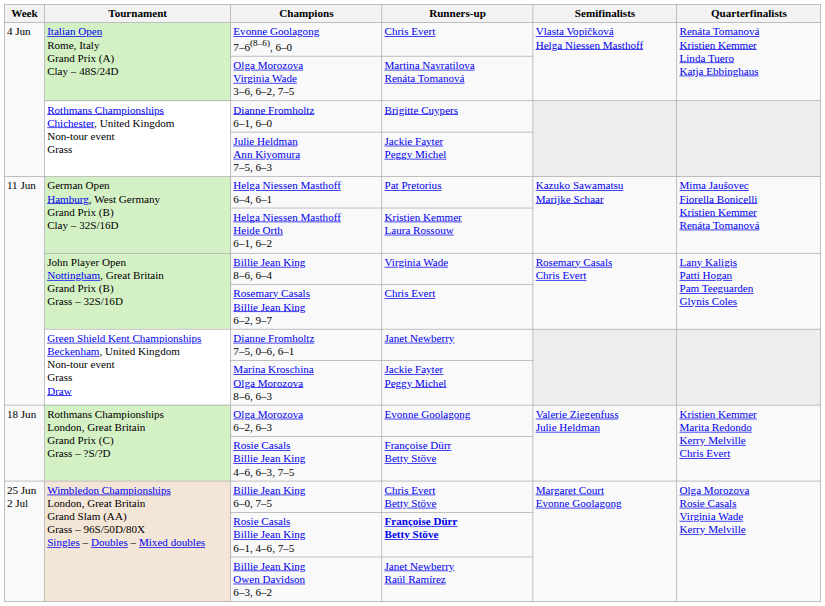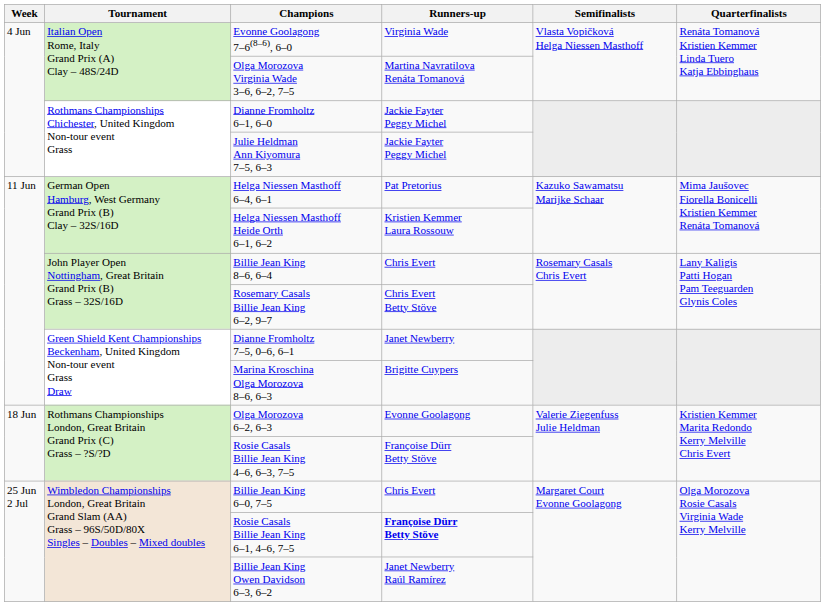(410, 32) Chris Evert -> (416, 32) Virginia Wade
(421, 110) Brigitte Cuypers -> (415, 116) Jackie Fayter Peggy Michel
(416, 262) Virginia Wade -> (410, 262) Chris Evert
(410, 293) Chris Evert -> (411, 300) Chris Evert Betty Stöve
(415, 376) Jackie Fayter Peggy Michel -> (421, 369) Brigitte Cuypers
(411, 497) Chris Evert Betty Stöve -> (410, 490) Chris Evert
